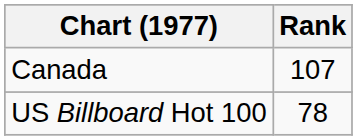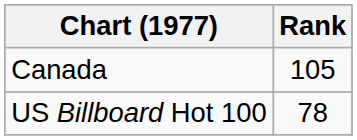(313, 69) 107 -> (313, 69) 105
